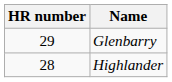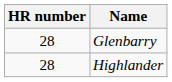(47, 40) 29 -> (47, 40) 28
